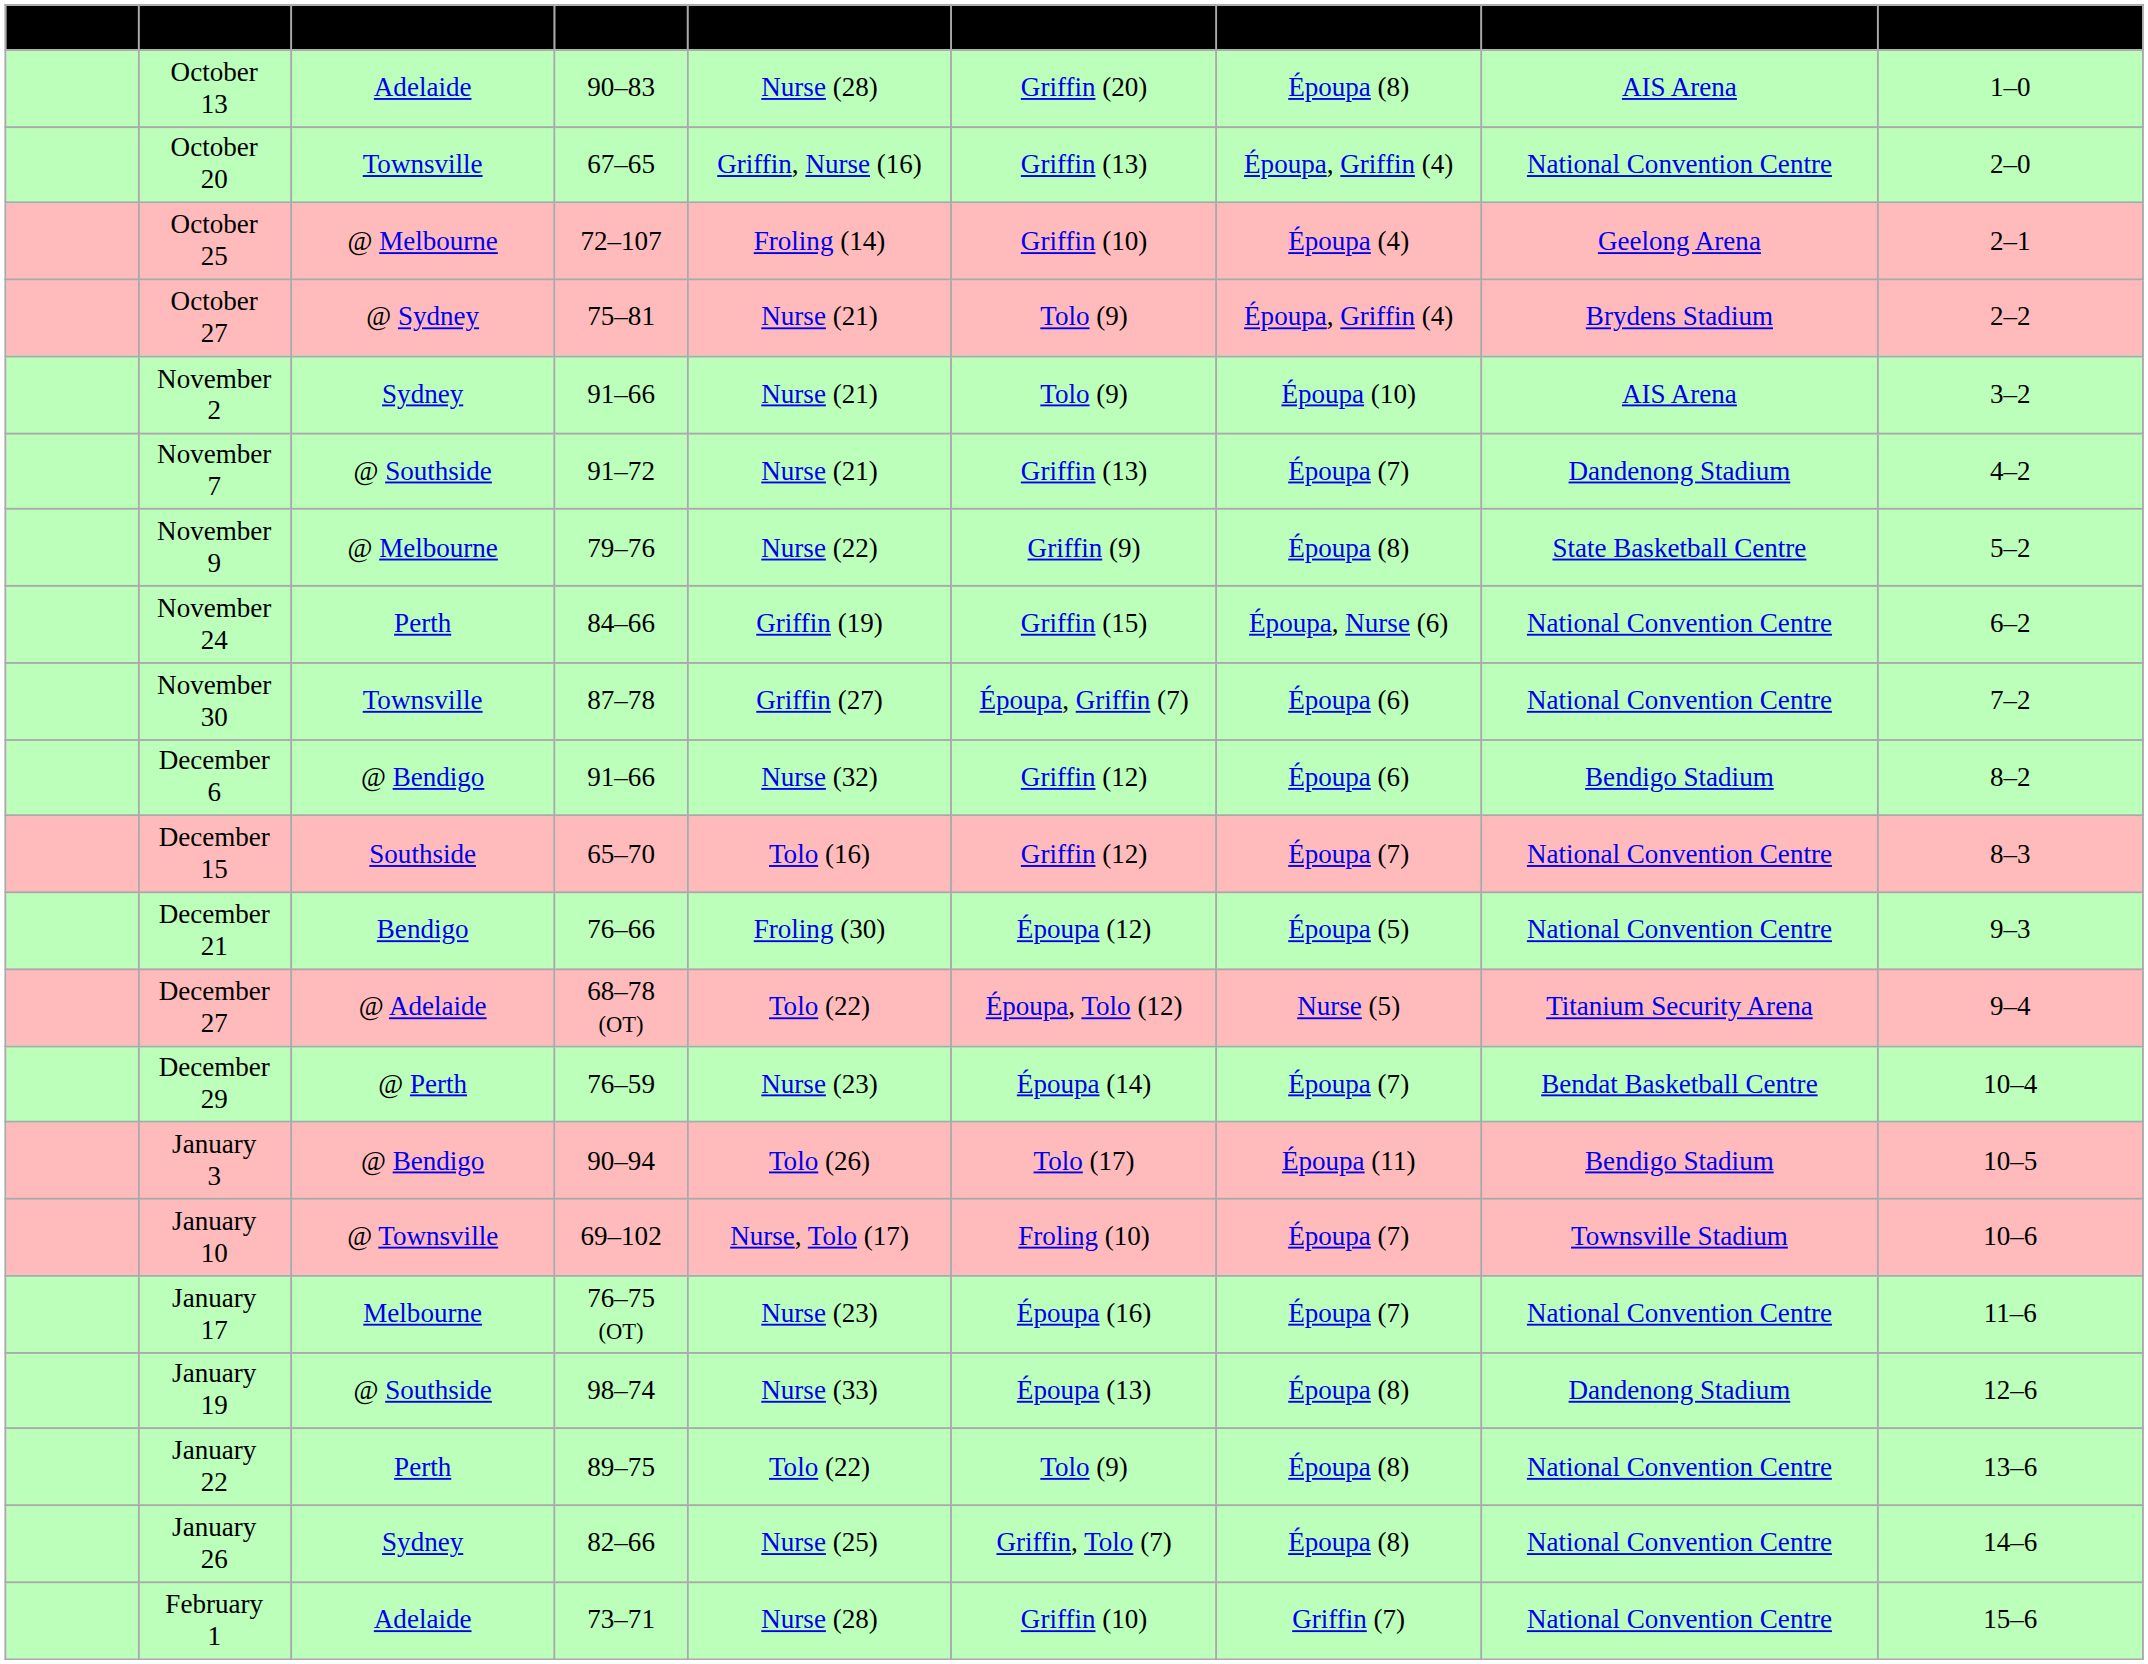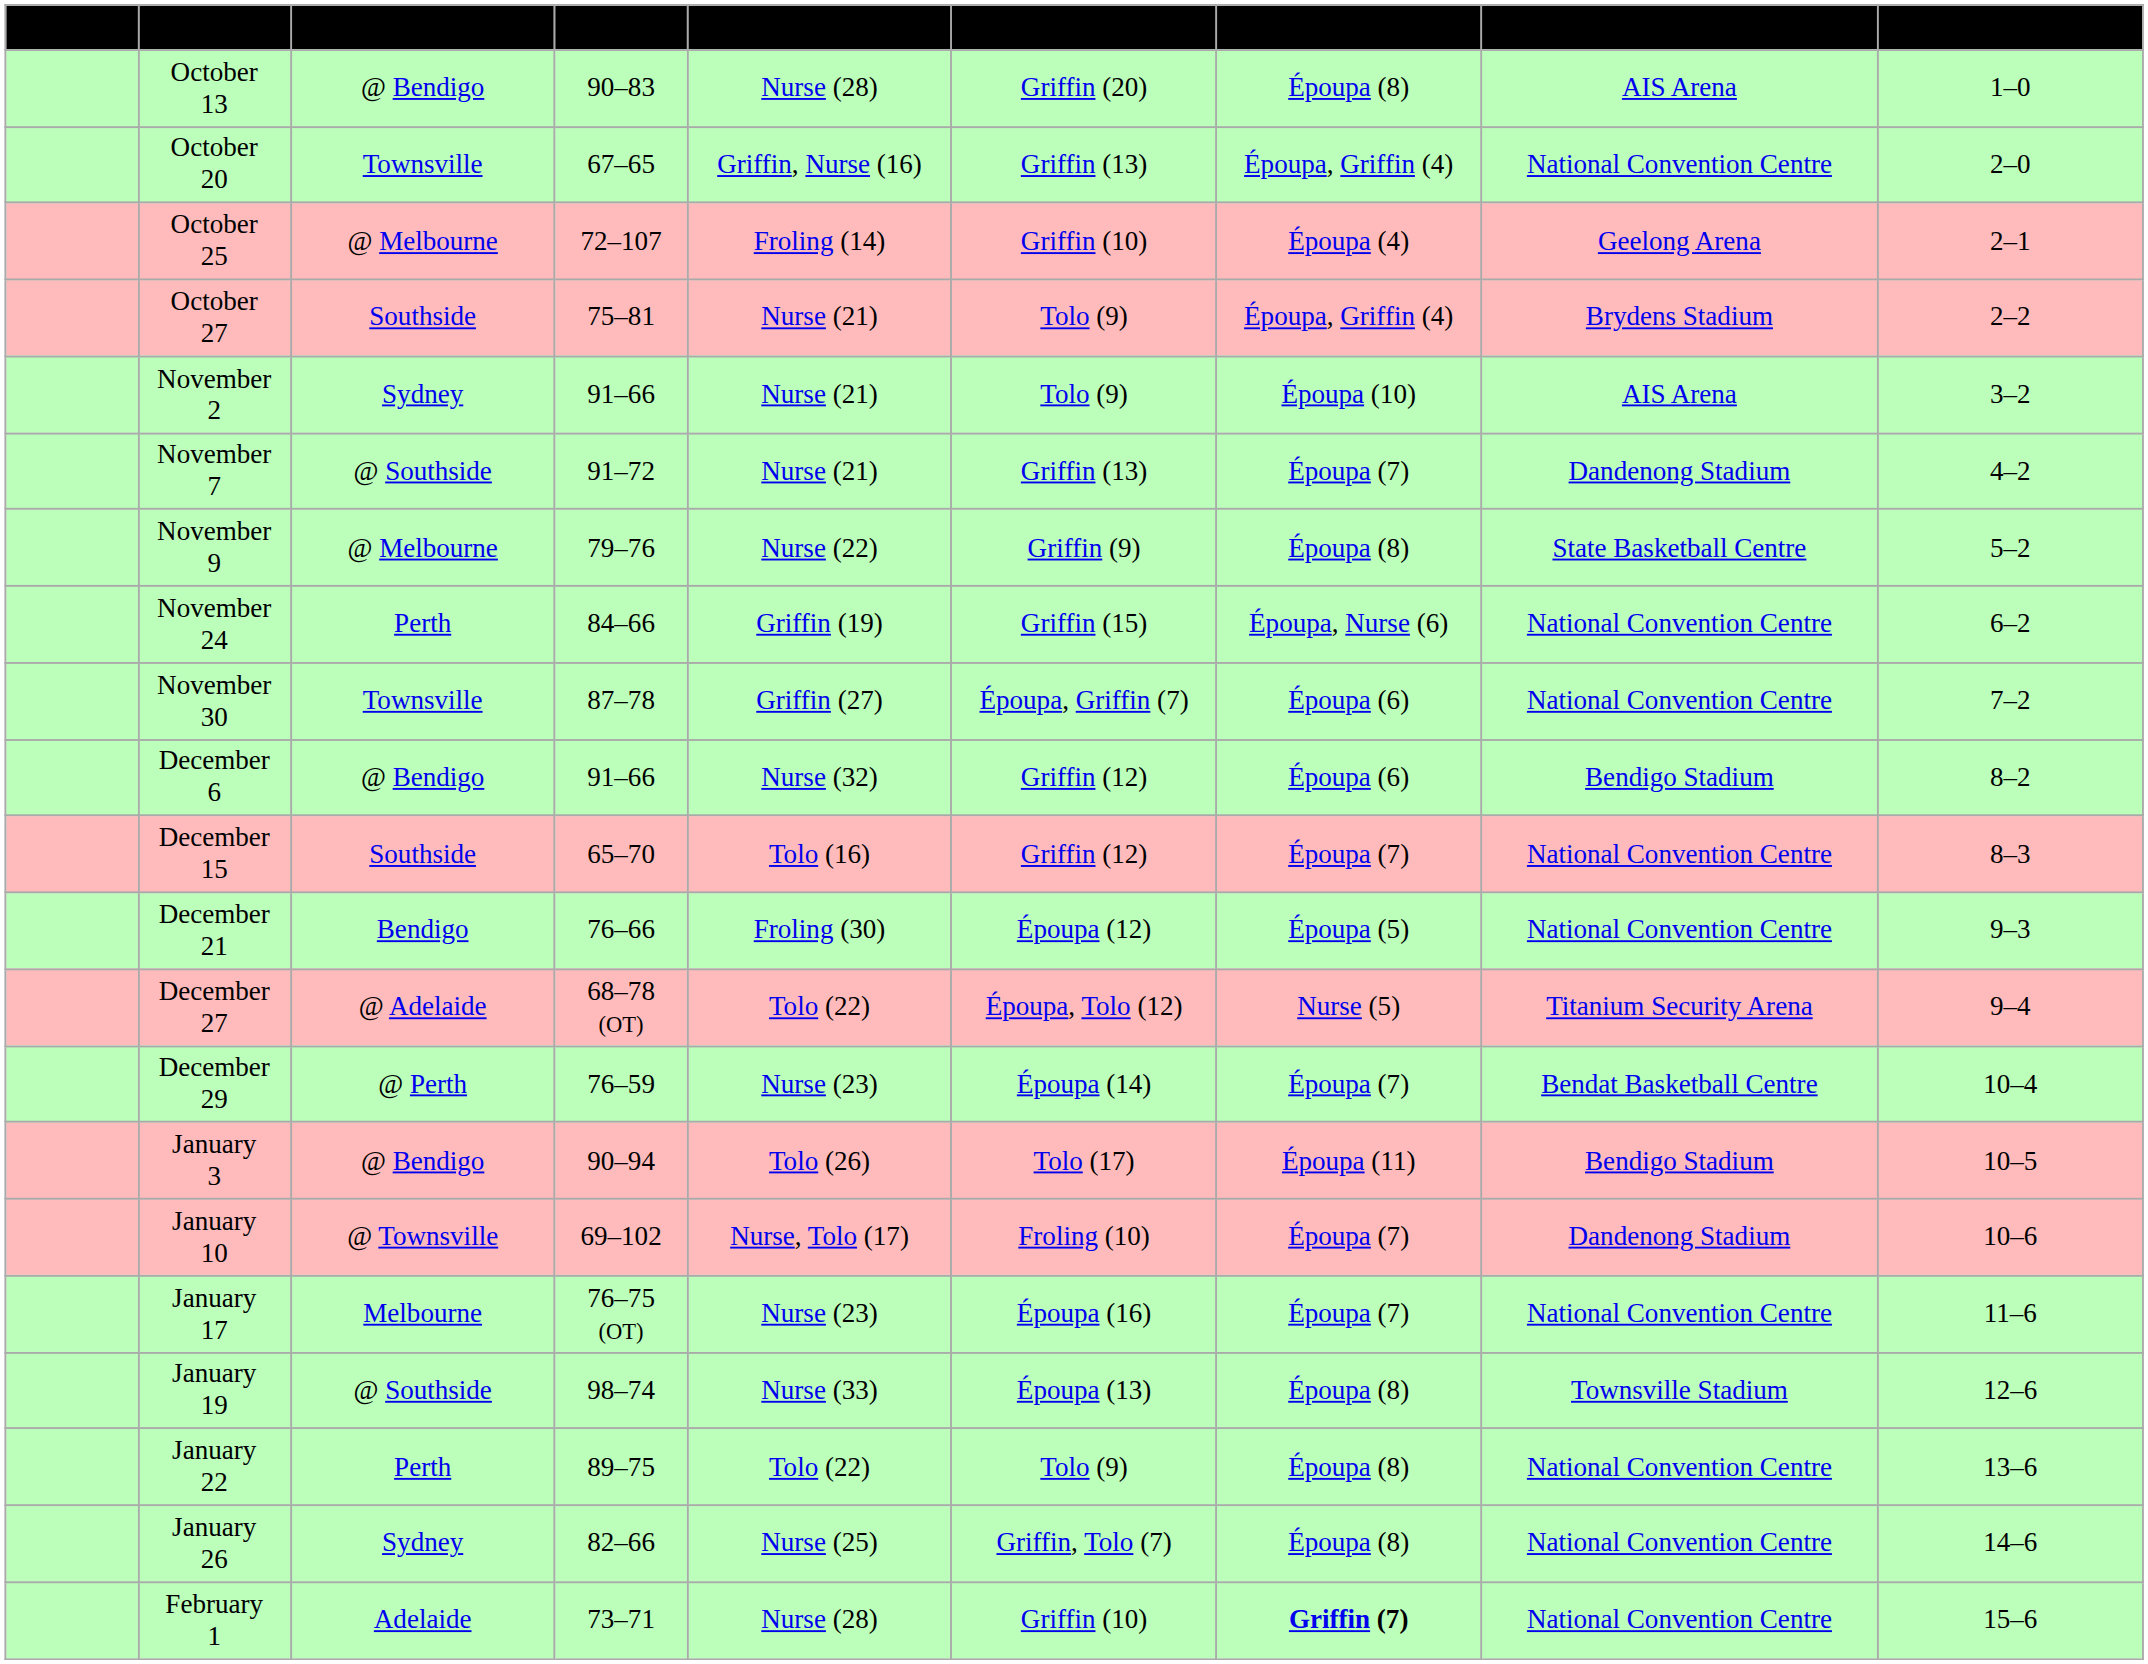(423, 87) Adelaide -> (423, 87) @ Bendigo
(423, 317) @ Sydney -> (423, 317) Southside
(1679, 1236) Townsville Stadium -> (1679, 1236) Dandenong Stadium
(1679, 1390) Dandenong Stadium -> (1679, 1390) Townsville Stadium
(1349, 1620) normal -> (1349, 1620) bold
